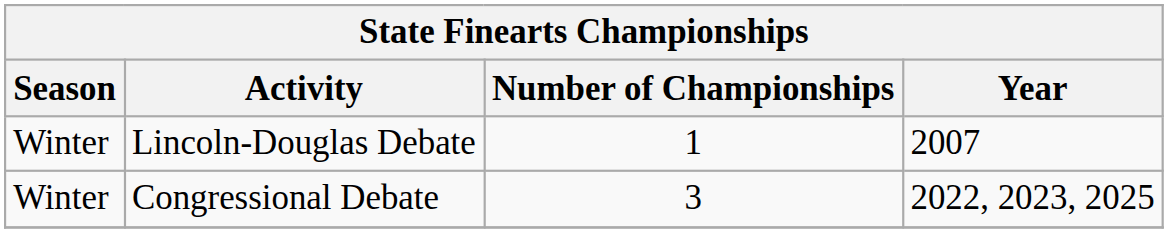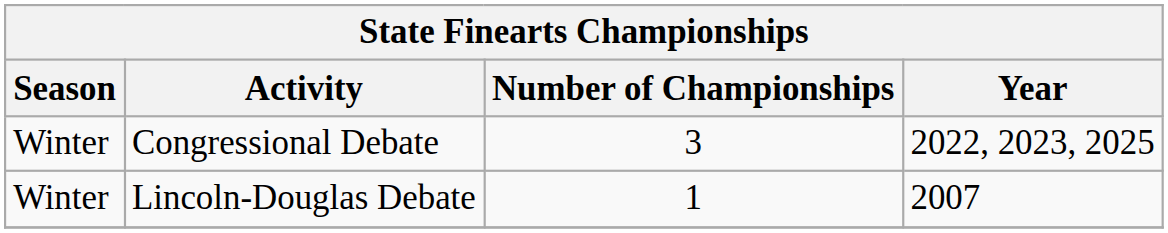rows swapped: (304, 142) <-> (285, 198)
